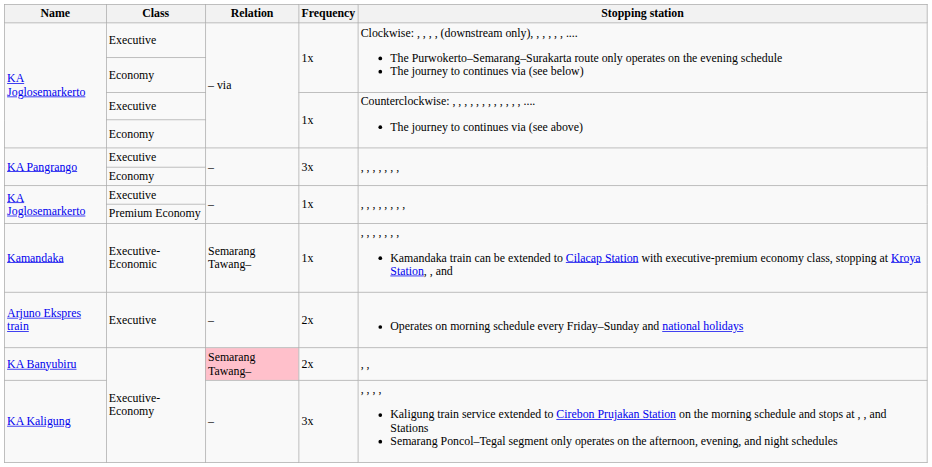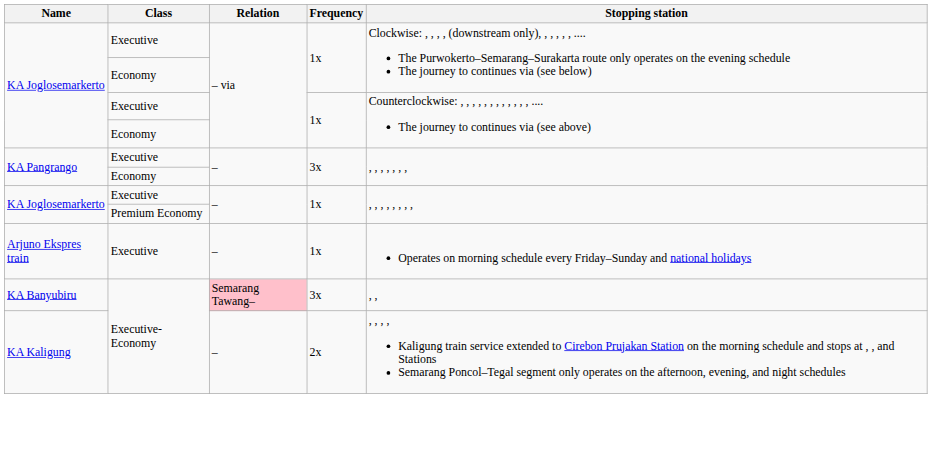- row: (35, 257)
(307, 320) 2x -> (315, 251) 1x
(307, 364) 2x -> (315, 295) 3x
(307, 421) 3x -> (315, 352) 2x
